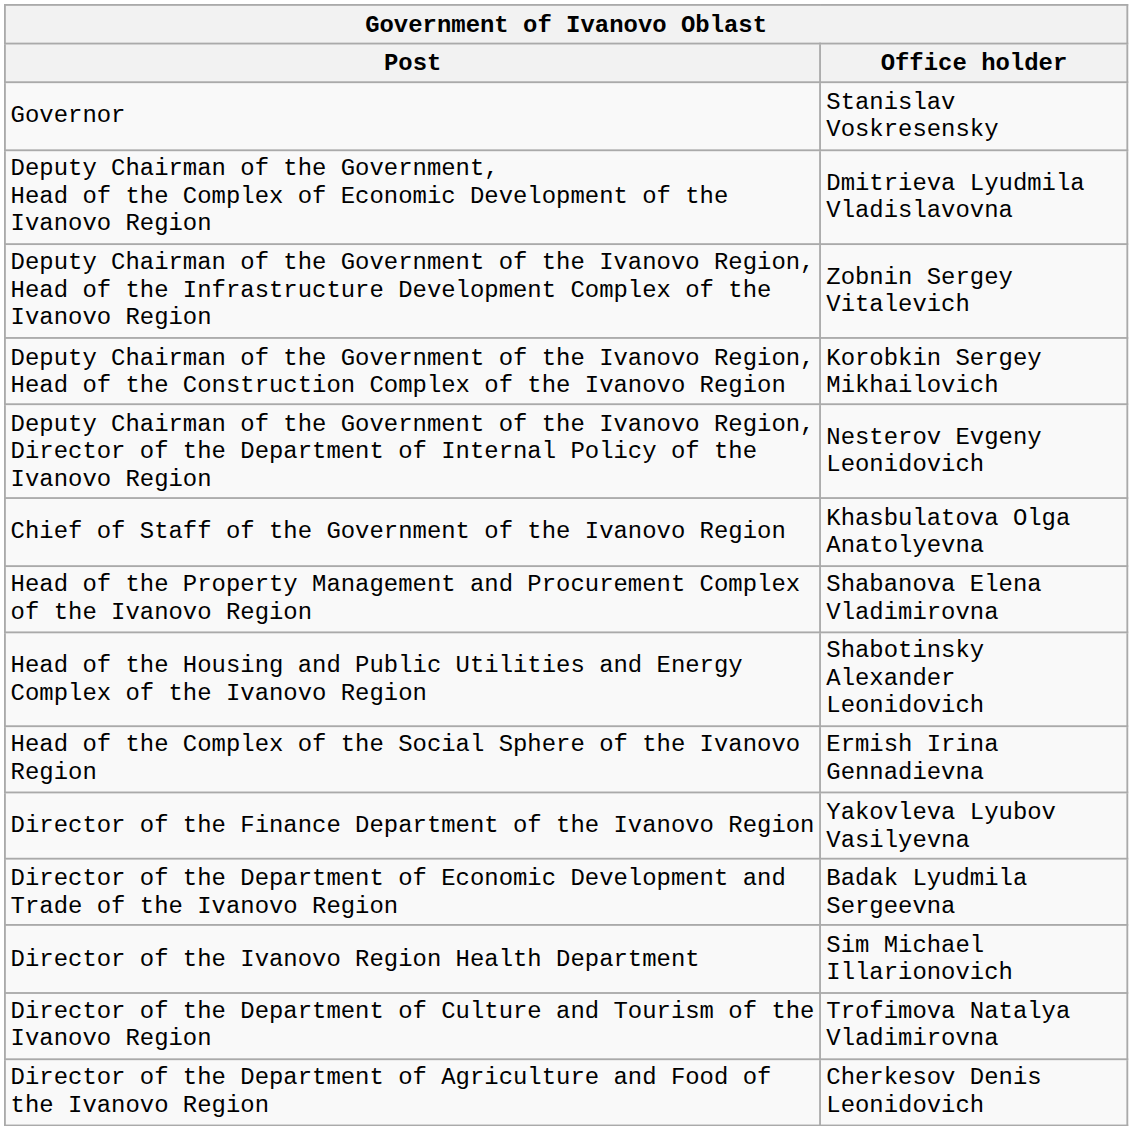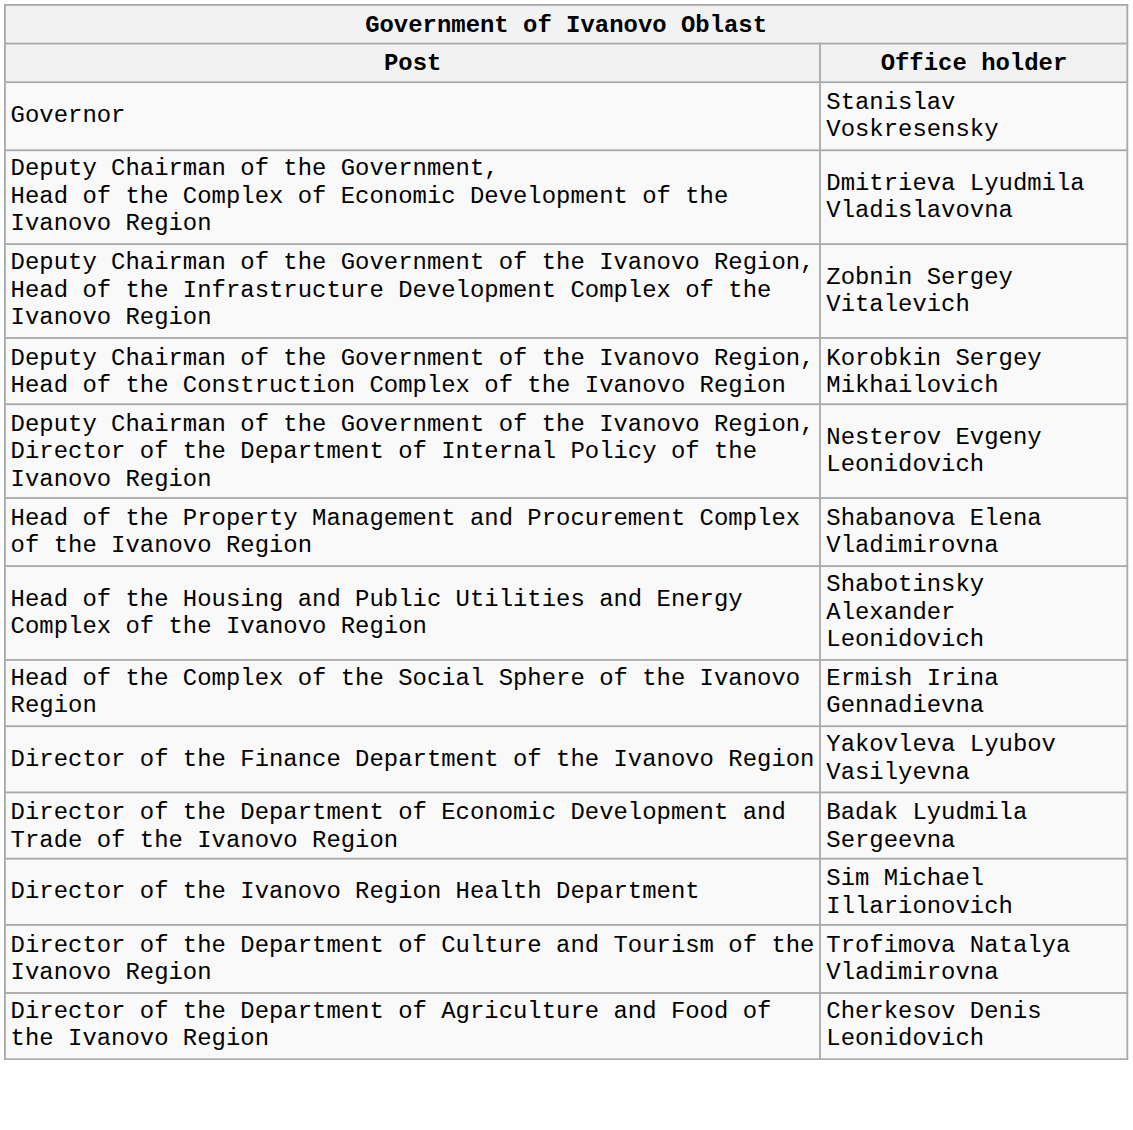- row: (398, 532)
